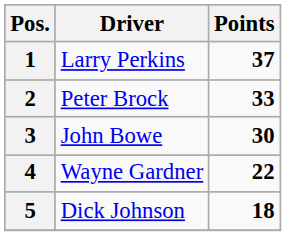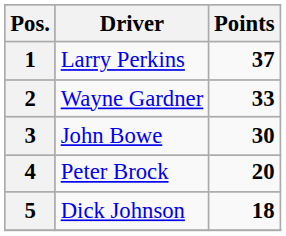(115, 97) Peter Brock -> (132, 97) Wayne Gardner
(132, 172) Wayne Gardner -> (115, 172) Peter Brock
(263, 172) 22 -> (263, 172) 20
